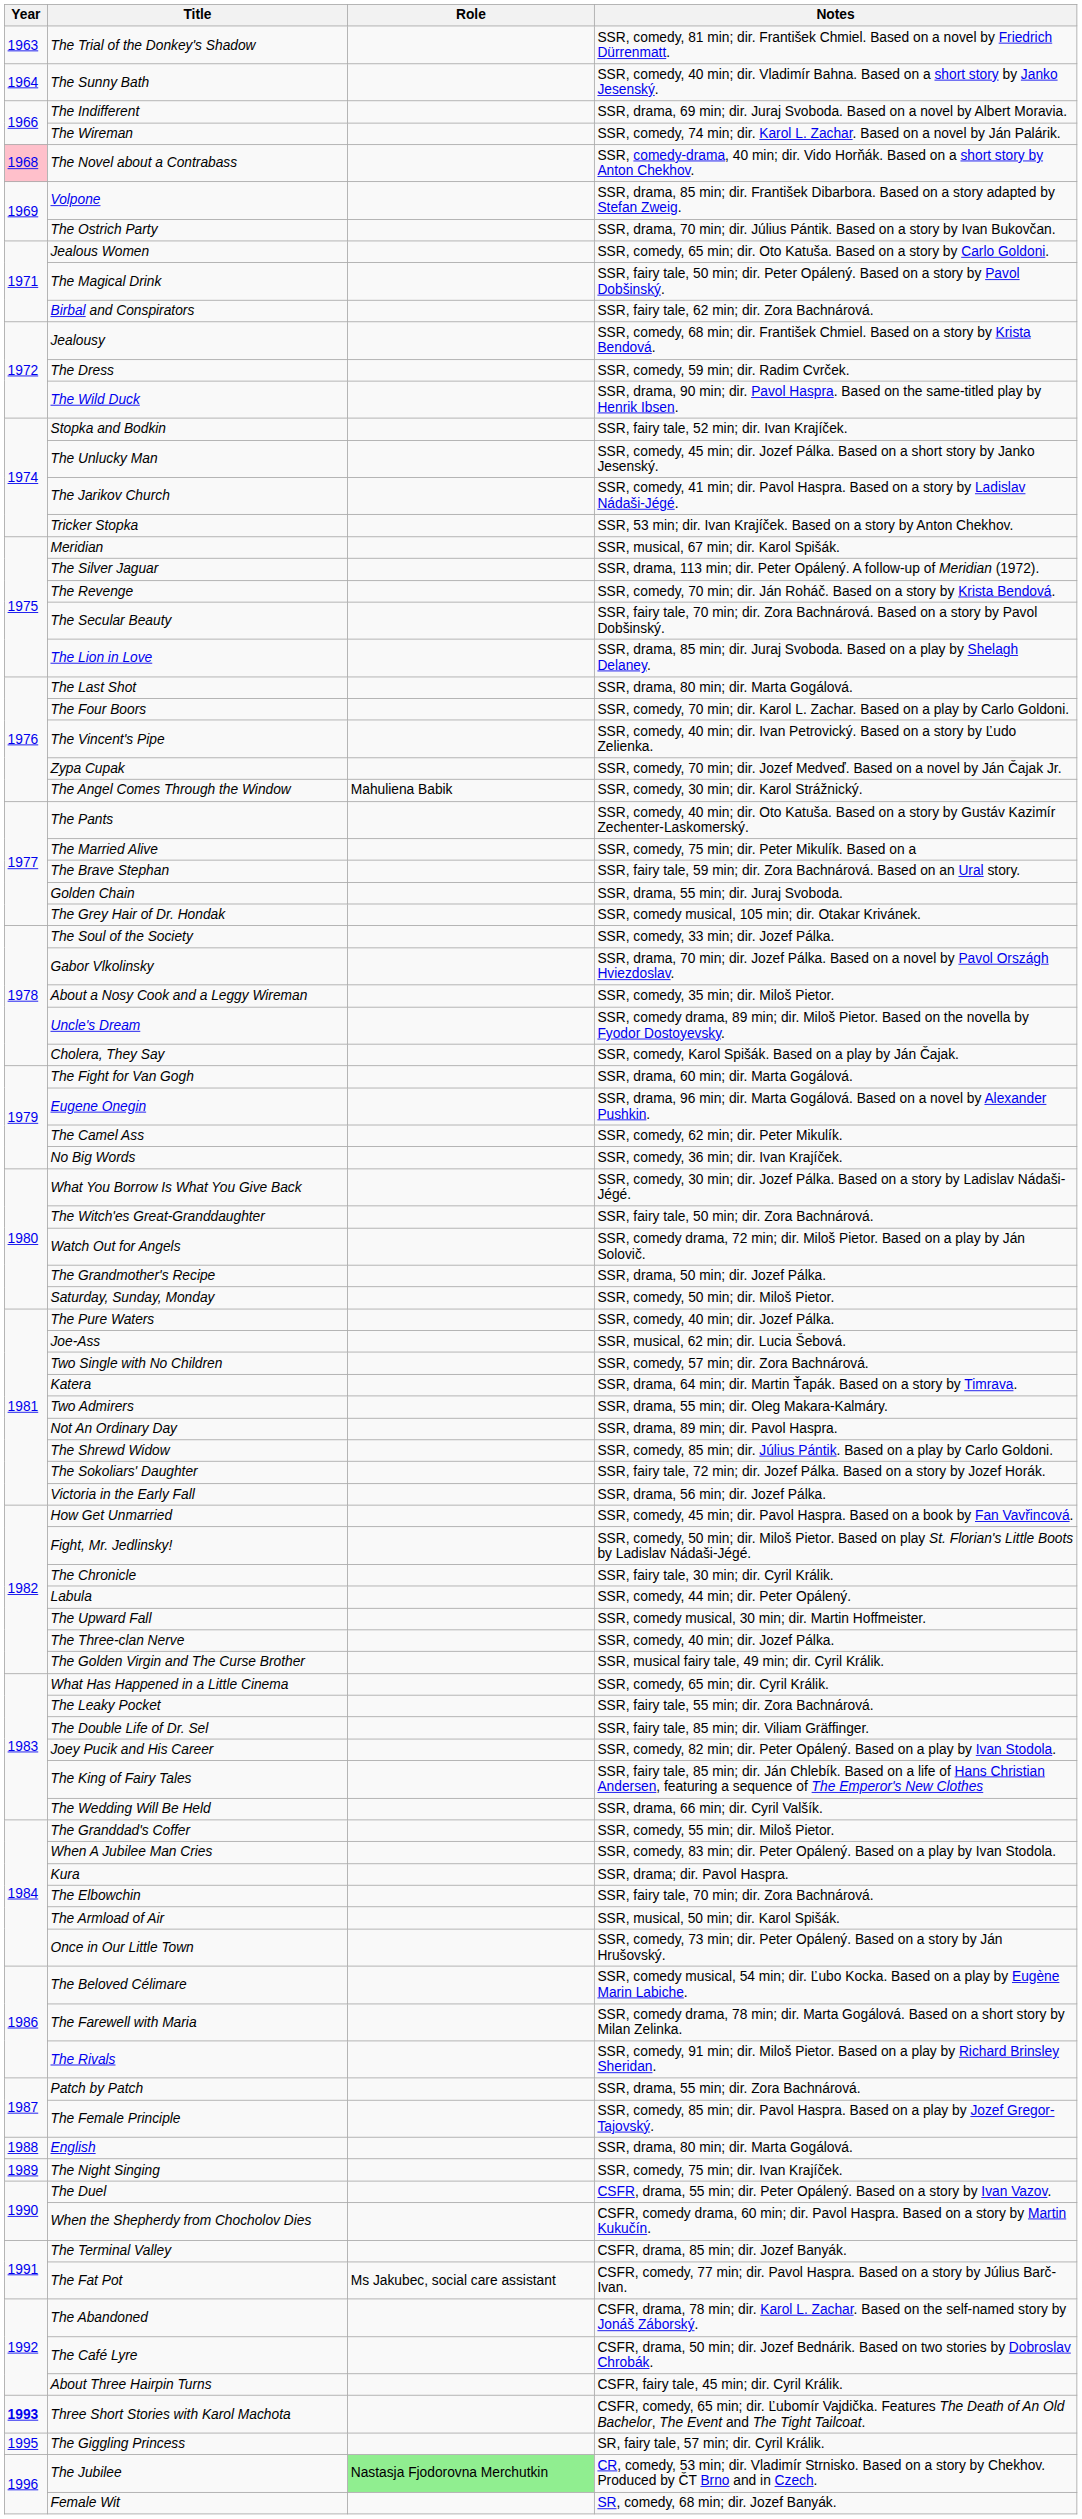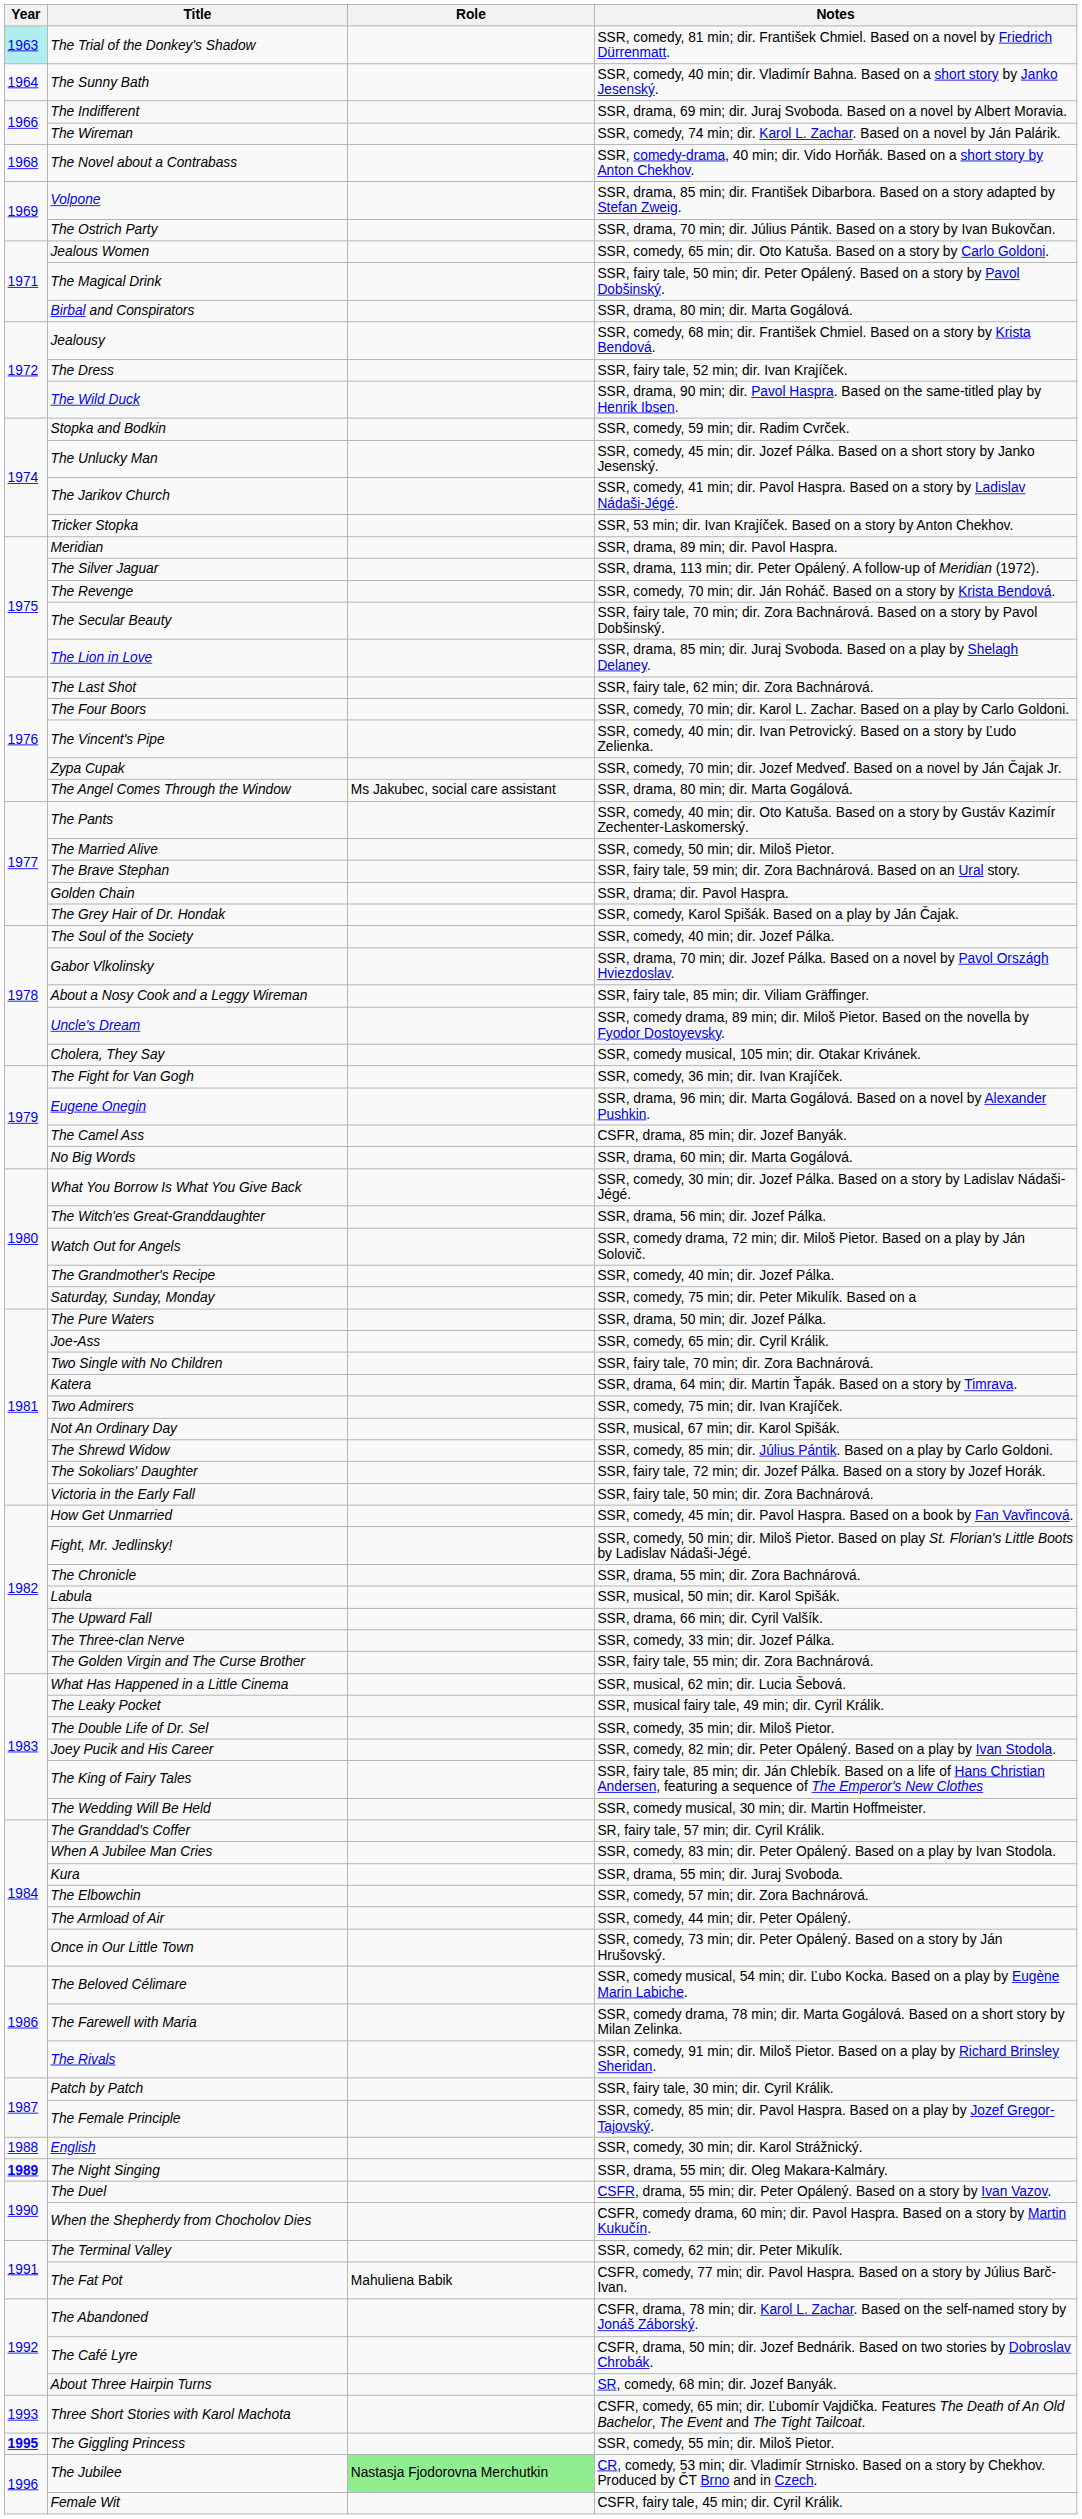(23, 44) no background -> (23, 44) paleturquoise background
(23, 163) pink background -> (23, 163) no background
(735, 311) SSR, fairy tale, 62 min; dir. Zora Bachnárová. -> (725, 311) SSR, drama, 80 min; dir. Marta Gogálová.
(723, 370) SSR, comedy, 59 min; dir. Radim Cvrček. -> (722, 370) SSR, fairy tale, 52 min; dir. Ivan Krajíček.
(722, 429) SSR, fairy tale, 52 min; dir. Ivan Krajíček. -> (723, 429) SSR, comedy, 59 min; dir. Radim Cvrček.
(719, 547) SSR, musical, 67 min; dir. Karol Spišák. -> (717, 547) SSR, drama, 89 min; dir. Pavol Haspra.
(725, 687) SSR, drama, 80 min; dir. Marta Gogálová. -> (735, 687) SSR, fairy tale, 62 min; dir. Zora Bachnárová.
(402, 790) Mahuliena Babik -> (453, 790) Ms Jakubec, social care assistant
(730, 790) SSR, comedy, 30 min; dir. Karol Strážnický. -> (725, 790) SSR, drama, 80 min; dir. Marta Gogálová.
(757, 849) SSR, comedy, 75 min; dir. Peter Mikulík. Based on a -> (716, 849) SSR, comedy, 50 min; dir. Miloš Pietor.
(720, 893) SSR, drama, 55 min; dir. Juraj Svoboda. -> (693, 893) SSR, drama; dir. Pavol Haspra.
(759, 914) SSR, comedy musical, 105 min; dir. Otakar Krivánek. -> (778, 914) SSR, comedy, Karol Spišák. Based on a play by Ján Čajak.
(716, 936) SSR, comedy, 33 min; dir. Jozef Pálka. -> (716, 936) SSR, comedy, 40 min; dir. Jozef Pálka.
(716, 995) SSR, comedy, 35 min; dir. Miloš Pietor. -> (733, 995) SSR, fairy tale, 85 min; dir. Viliam Gräffinger.
(778, 1055) SSR, comedy, Karol Spišák. Based on a play by Ján Čajak. -> (759, 1055) SSR, comedy musical, 105 min; dir. Otakar Krivánek.
(725, 1076) SSR, drama, 60 min; dir. Marta Gogálová. -> (720, 1076) SSR, comedy, 36 min; dir. Ivan Krajíček.
(720, 1135) SSR, comedy, 62 min; dir. Peter Mikulík. -> (722, 1135) CSFR, drama, 85 min; dir. Jozef Banyák.
(720, 1157) SSR, comedy, 36 min; dir. Ivan Krajíček. -> (725, 1157) SSR, drama, 60 min; dir. Marta Gogálová.
(735, 1216) SSR, fairy tale, 50 min; dir. Zora Bachnárová. -> (712, 1216) SSR, drama, 56 min; dir. Jozef Pálka.
(712, 1276) SSR, drama, 50 min; dir. Jozef Pálka. -> (716, 1276) SSR, comedy, 40 min; dir. Jozef Pálka.
(716, 1297) SSR, comedy, 50 min; dir. Miloš Pietor. -> (757, 1297) SSR, comedy, 75 min; dir. Peter Mikulík. Based on a
(716, 1319) SSR, comedy, 40 min; dir. Jozef Pálka. -> (712, 1319) SSR, drama, 50 min; dir. Jozef Pálka.
(722, 1341) SSR, musical, 62 min; dir. Lucia Šebová. -> (713, 1341) SSR, comedy, 65 min; dir. Cyril Králik.
(733, 1363) SSR, comedy, 57 min; dir. Zora Bachnárová. -> (735, 1363) SSR, fairy tale, 70 min; dir. Zora Bachnárová.
(743, 1406) SSR, drama, 55 min; dir. Oleg Makara-Kalmáry. -> (720, 1406) SSR, comedy, 75 min; dir. Ivan Krajíček.
(717, 1428) SSR, drama, 89 min; dir. Pavol Haspra. -> (719, 1428) SSR, musical, 67 min; dir. Karol Spišák.
(712, 1494) SSR, drama, 56 min; dir. Jozef Pálka. -> (735, 1494) SSR, fairy tale, 50 min; dir. Zora Bachnárová.
(716, 1575) SSR, fairy tale, 30 min; dir. Cyril Králik. -> (729, 1575) SSR, drama, 55 min; dir. Zora Bachnárová.
(724, 1597) SSR, comedy, 44 min; dir. Peter Opálený. -> (719, 1597) SSR, musical, 50 min; dir. Karol Spišák.
(762, 1618) SSR, comedy musical, 30 min; dir. Martin Hoffmeister. -> (710, 1618) SSR, drama, 66 min; dir. Cyril Valšík.
(716, 1640) SSR, comedy, 40 min; dir. Jozef Pálka. -> (716, 1640) SSR, comedy, 33 min; dir. Jozef Pálka.
(741, 1662) SSR, musical fairy tale, 49 min; dir. Cyril Králik. -> (735, 1662) SSR, fairy tale, 55 min; dir. Zora Bachnárová.
(713, 1684) SSR, comedy, 65 min; dir. Cyril Králik. -> (722, 1684) SSR, musical, 62 min; dir. Lucia Šebová.
(735, 1706) SSR, fairy tale, 55 min; dir. Zora Bachnárová. -> (741, 1706) SSR, musical fairy tale, 49 min; dir. Cyril Králik.
(733, 1727) SSR, fairy tale, 85 min; dir. Viliam Gräffinger. -> (716, 1727) SSR, comedy, 35 min; dir. Miloš Pietor.
(710, 1808) SSR, drama, 66 min; dir. Cyril Valšík. -> (762, 1808) SSR, comedy musical, 30 min; dir. Martin Hoffmeister.
(716, 1830) SSR, comedy, 55 min; dir. Miloš Pietor. -> (711, 1830) SR, fairy tale, 57 min; dir. Cyril Králik.
(693, 1874) SSR, drama; dir. Pavol Haspra. -> (720, 1874) SSR, drama, 55 min; dir. Juraj Svoboda.
(735, 1896) SSR, fairy tale, 70 min; dir. Zora Bachnárová. -> (733, 1896) SSR, comedy, 57 min; dir. Zora Bachnárová.
(719, 1918) SSR, musical, 50 min; dir. Karol Spišák. -> (724, 1918) SSR, comedy, 44 min; dir. Peter Opálený.
(729, 2089) SSR, drama, 55 min; dir. Zora Bachnárová. -> (716, 2089) SSR, fairy tale, 30 min; dir. Cyril Králik.
(725, 2148) SSR, drama, 80 min; dir. Marta Gogálová. -> (730, 2148) SSR, comedy, 30 min; dir. Karol Strážnický.
(23, 2170) normal -> (23, 2170) bold
(720, 2170) SSR, comedy, 75 min; dir. Ivan Krajíček. -> (743, 2170) SSR, drama, 55 min; dir. Oleg Makara-Kalmáry.
(722, 2250) CSFR, drama, 85 min; dir. Jozef Banyák. -> (720, 2250) SSR, comedy, 62 min; dir. Peter Mikulík.
(453, 2280) Ms Jakubec, social care assistant -> (402, 2280) Mahuliena Babik
(720, 2384) CSFR, fairy tale, 45 min; dir. Cyril Králik. -> (717, 2384) SR, comedy, 68 min; dir. Jozef Banyák.
(23, 2414) bold -> (23, 2414) normal
(23, 2443) normal -> (23, 2443) bold
(711, 2443) SR, fairy tale, 57 min; dir. Cyril Králik. -> (716, 2443) SSR, comedy, 55 min; dir. Miloš Pietor.
(717, 2502) SR, comedy, 68 min; dir. Jozef Banyák. -> (720, 2502) CSFR, fairy tale, 45 min; dir. Cyril Králik.
